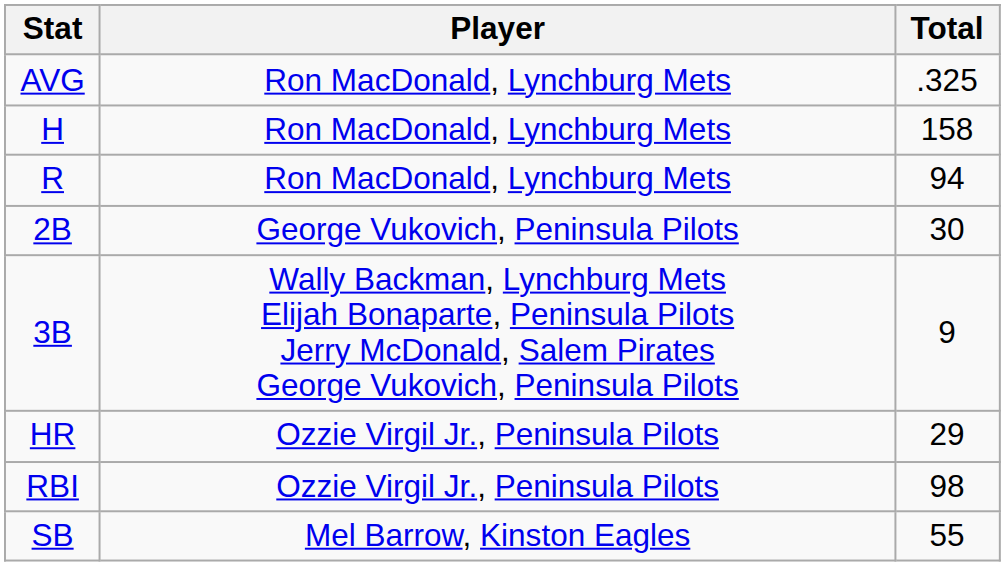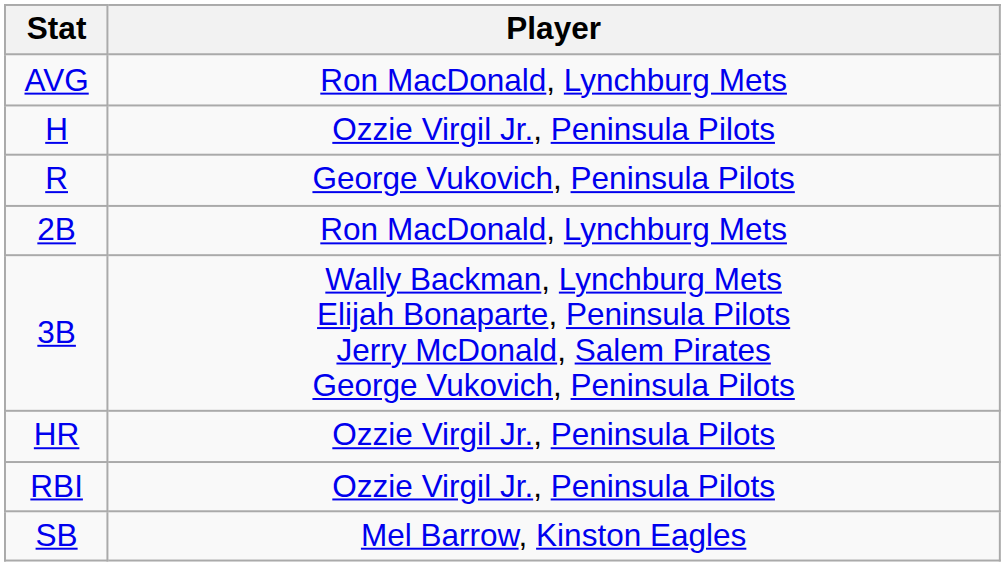- column: (947, 29)
(498, 129) Ron MacDonald, Lynchburg Mets -> (554, 129) Ozzie Virgil Jr., Peninsula Pilots
(498, 179) Ron MacDonald, Lynchburg Mets -> (554, 179) George Vukovich, Peninsula Pilots
(498, 229) George Vukovich, Peninsula Pilots -> (554, 229) Ron MacDonald, Lynchburg Mets
